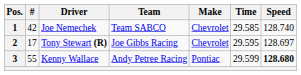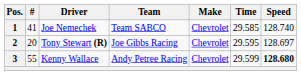(32, 27) 42 -> (32, 27) 41
(32, 43) 17 -> (32, 43) 20
(206, 59) Pontiac -> (210, 59) Chevrolet
